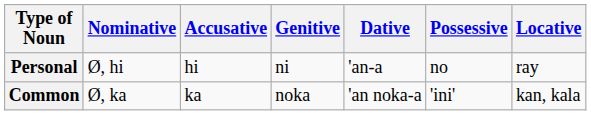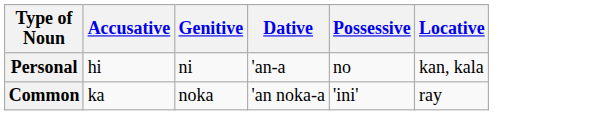- column: (132, 28)
(527, 67) ray -> (451, 67) kan, kala
(548, 95) kan, kala -> (430, 95) ray
